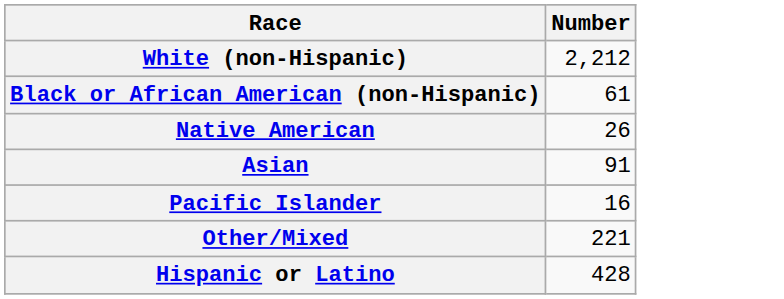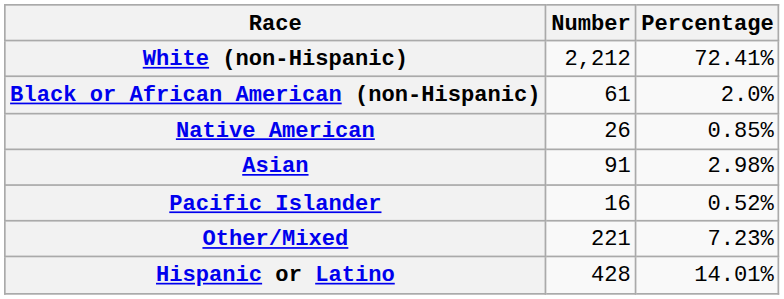+ column: (708, 23)
